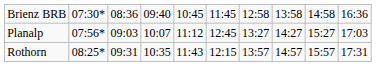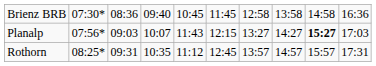(190, 33) 11:12 -> (190, 33) 11:43
(223, 33) 12:45 -> (223, 33) 12:15
(321, 33) normal -> (322, 33) bold
(190, 52) 11:43 -> (190, 52) 11:12
(223, 52) 12:15 -> (223, 52) 12:45
